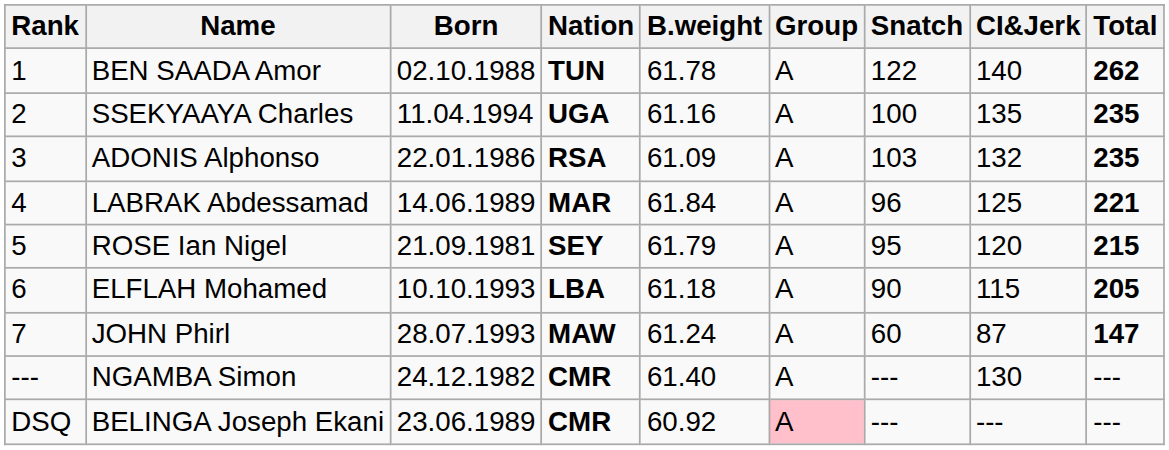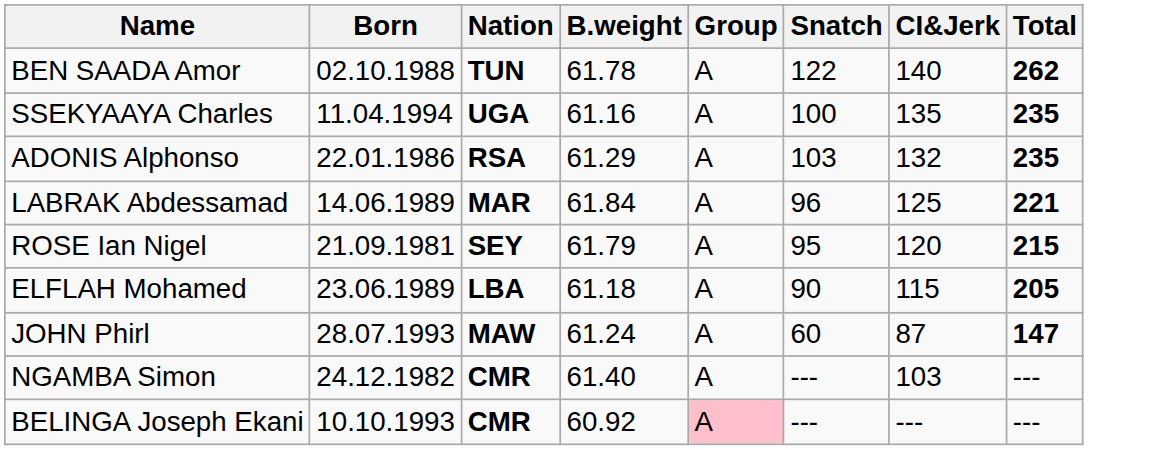- column: (45, 26)
(682, 158) 61.09 -> (601, 158) 61.29
(466, 289) 10.10.1993 -> (386, 289) 23.06.1989
(999, 377) 130 -> (919, 377) 103
(466, 421) 23.06.1989 -> (386, 421) 10.10.1993
